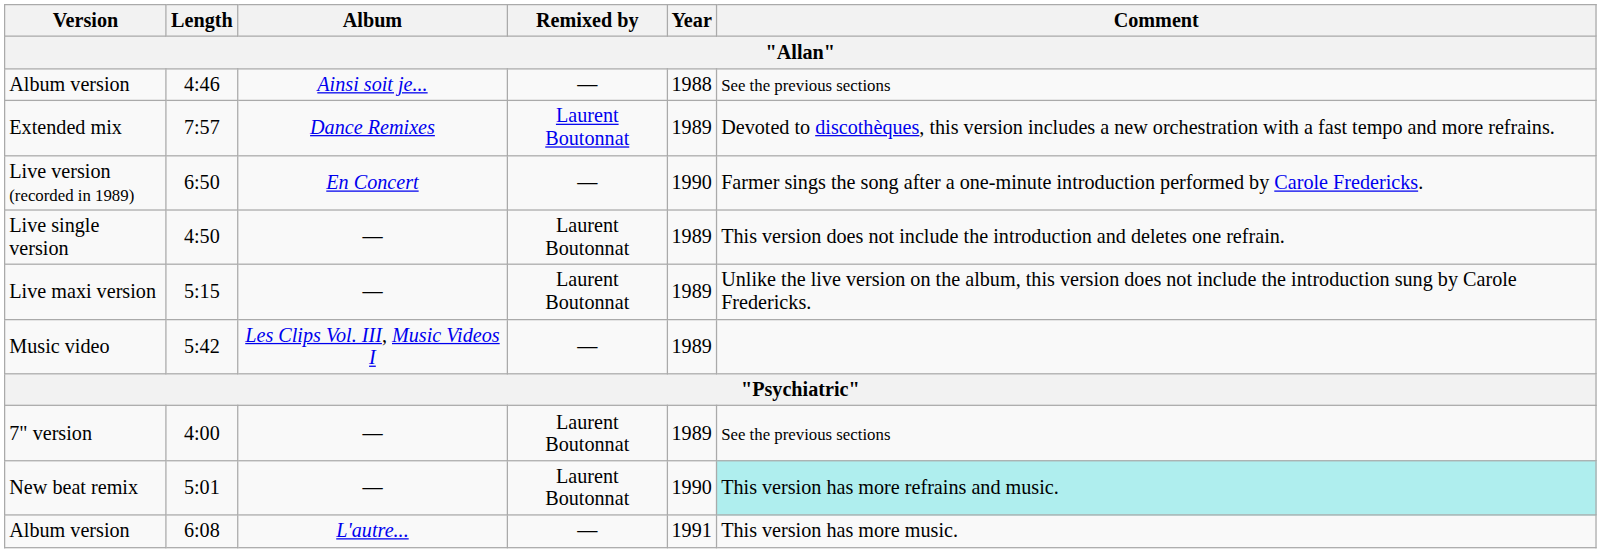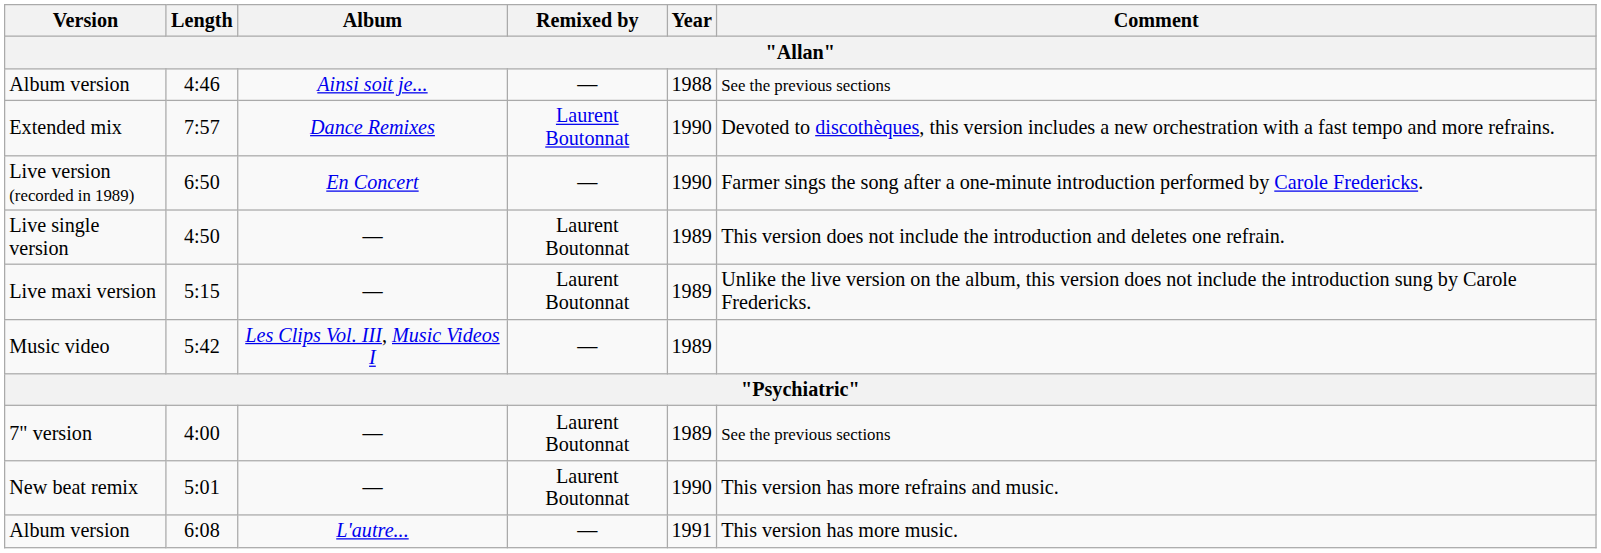(692, 127) 1989 -> (692, 127) 1990
(890, 487) paleturquoise background -> (890, 487) no background
